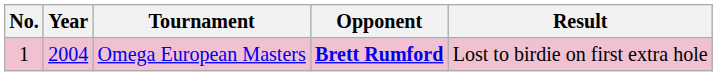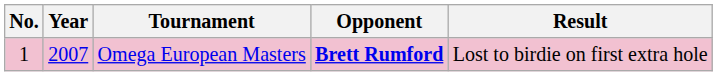(68, 54) 2004 -> (68, 54) 2007
